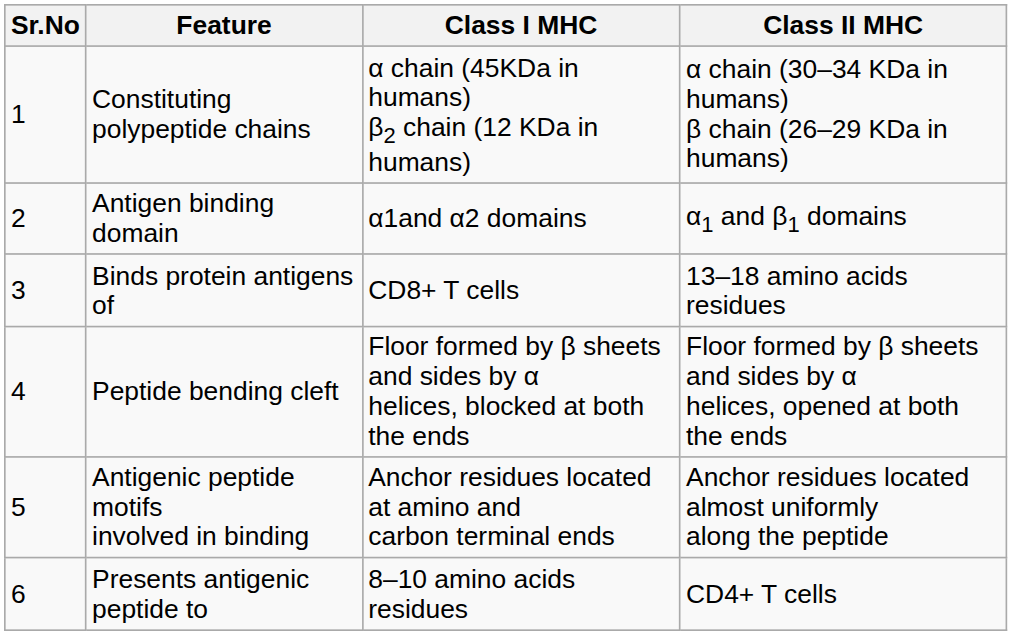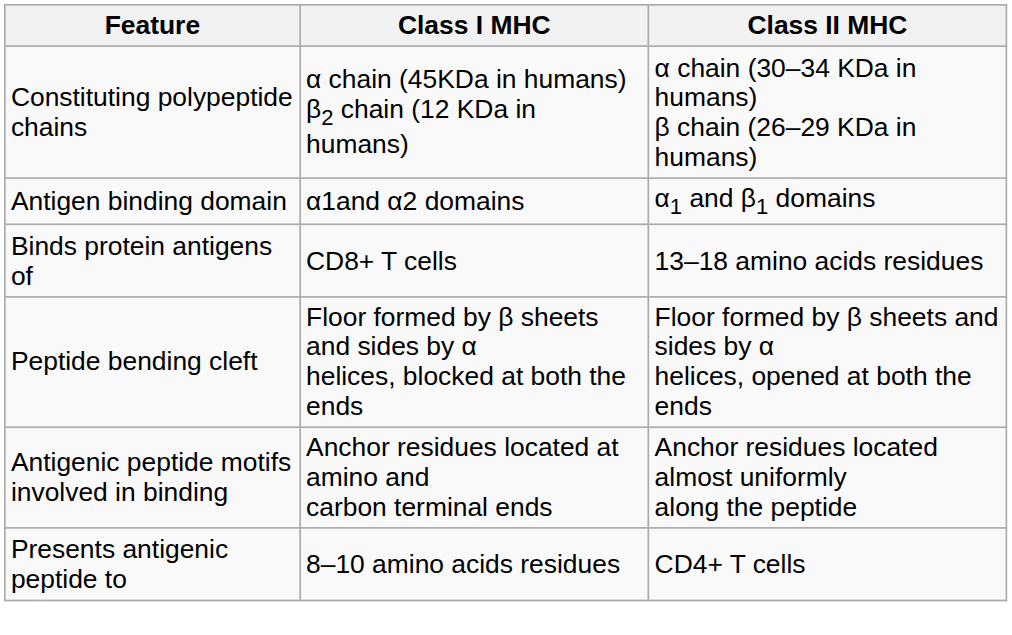- column: (45, 25)
